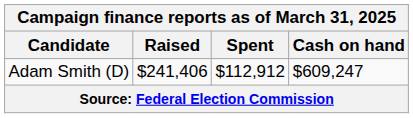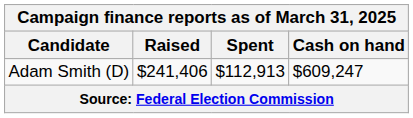(250, 71) $112,912 -> (250, 71) $112,913
